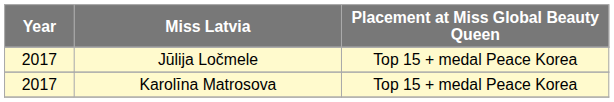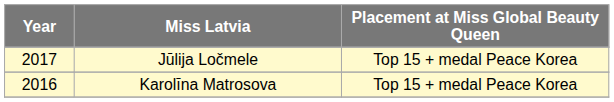(39, 85) 2017 -> (39, 85) 2016
